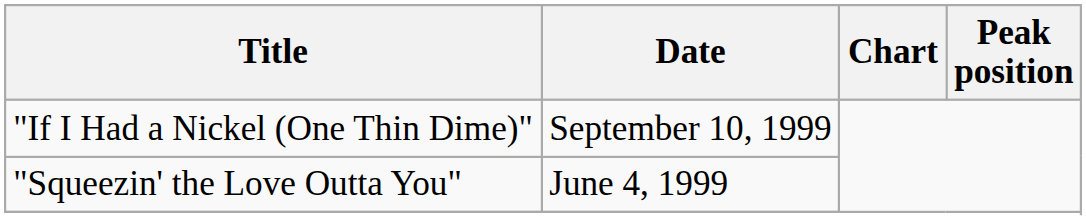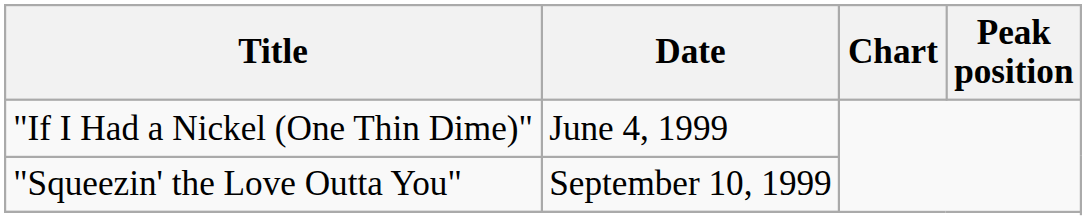(690, 127) September 10, 1999 -> (639, 127) June 4, 1999
(639, 183) June 4, 1999 -> (690, 183) September 10, 1999
